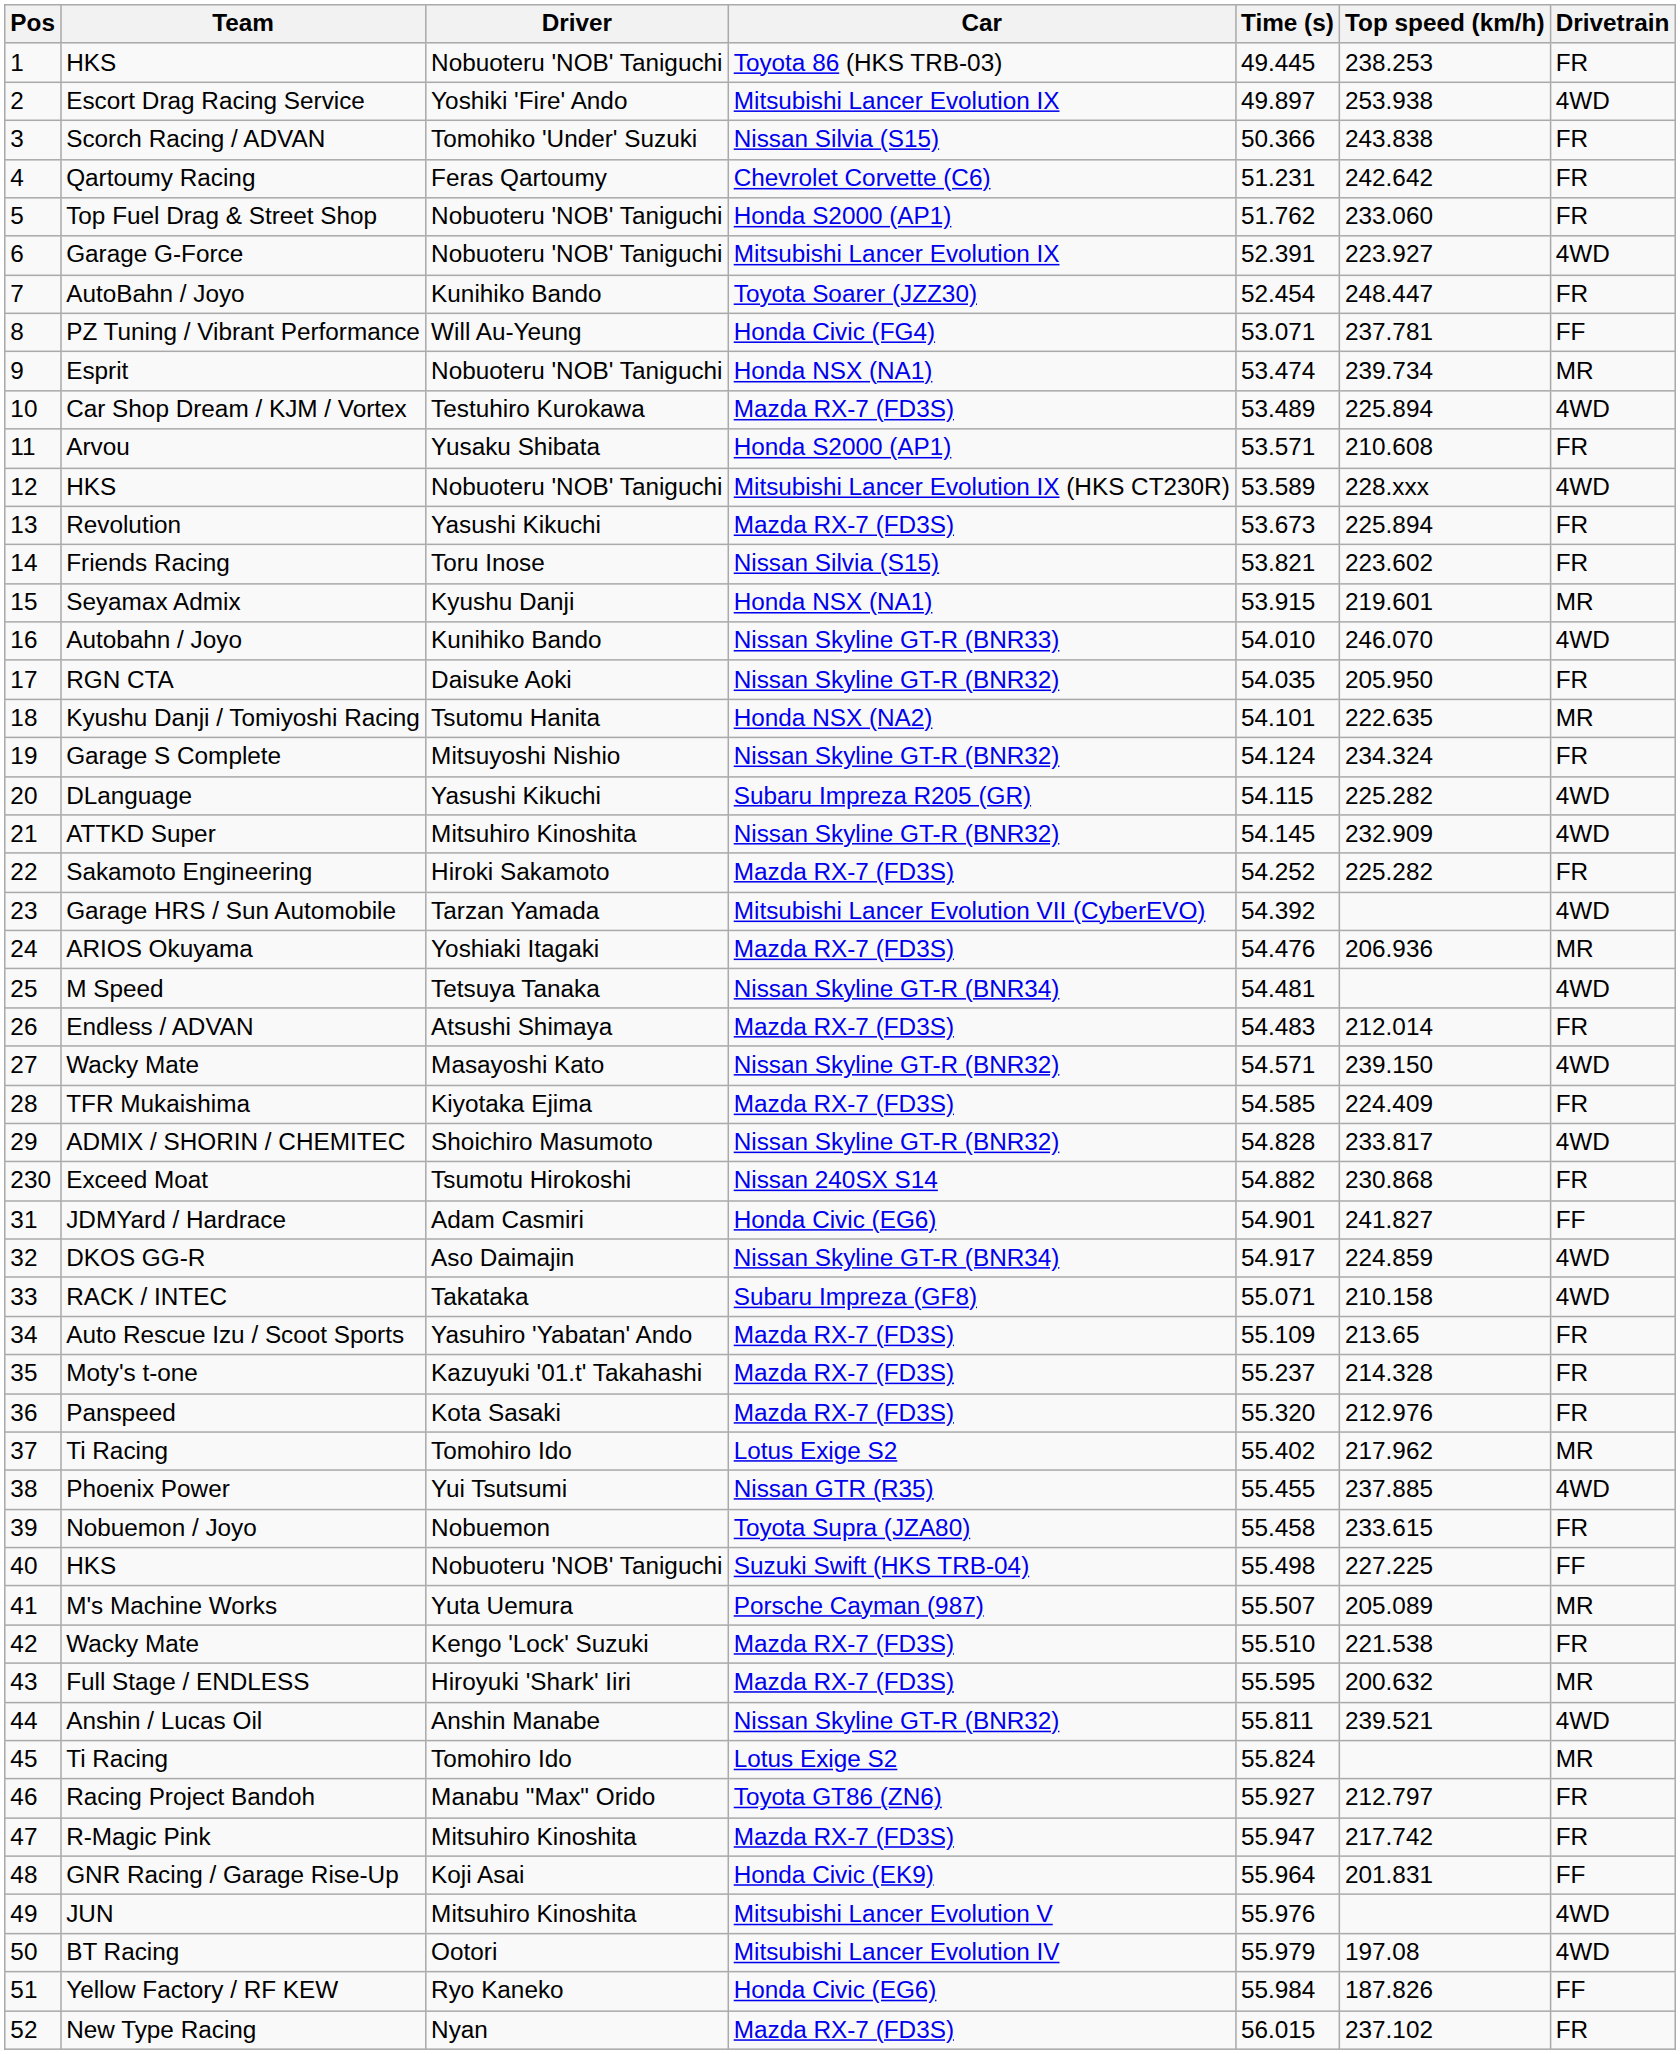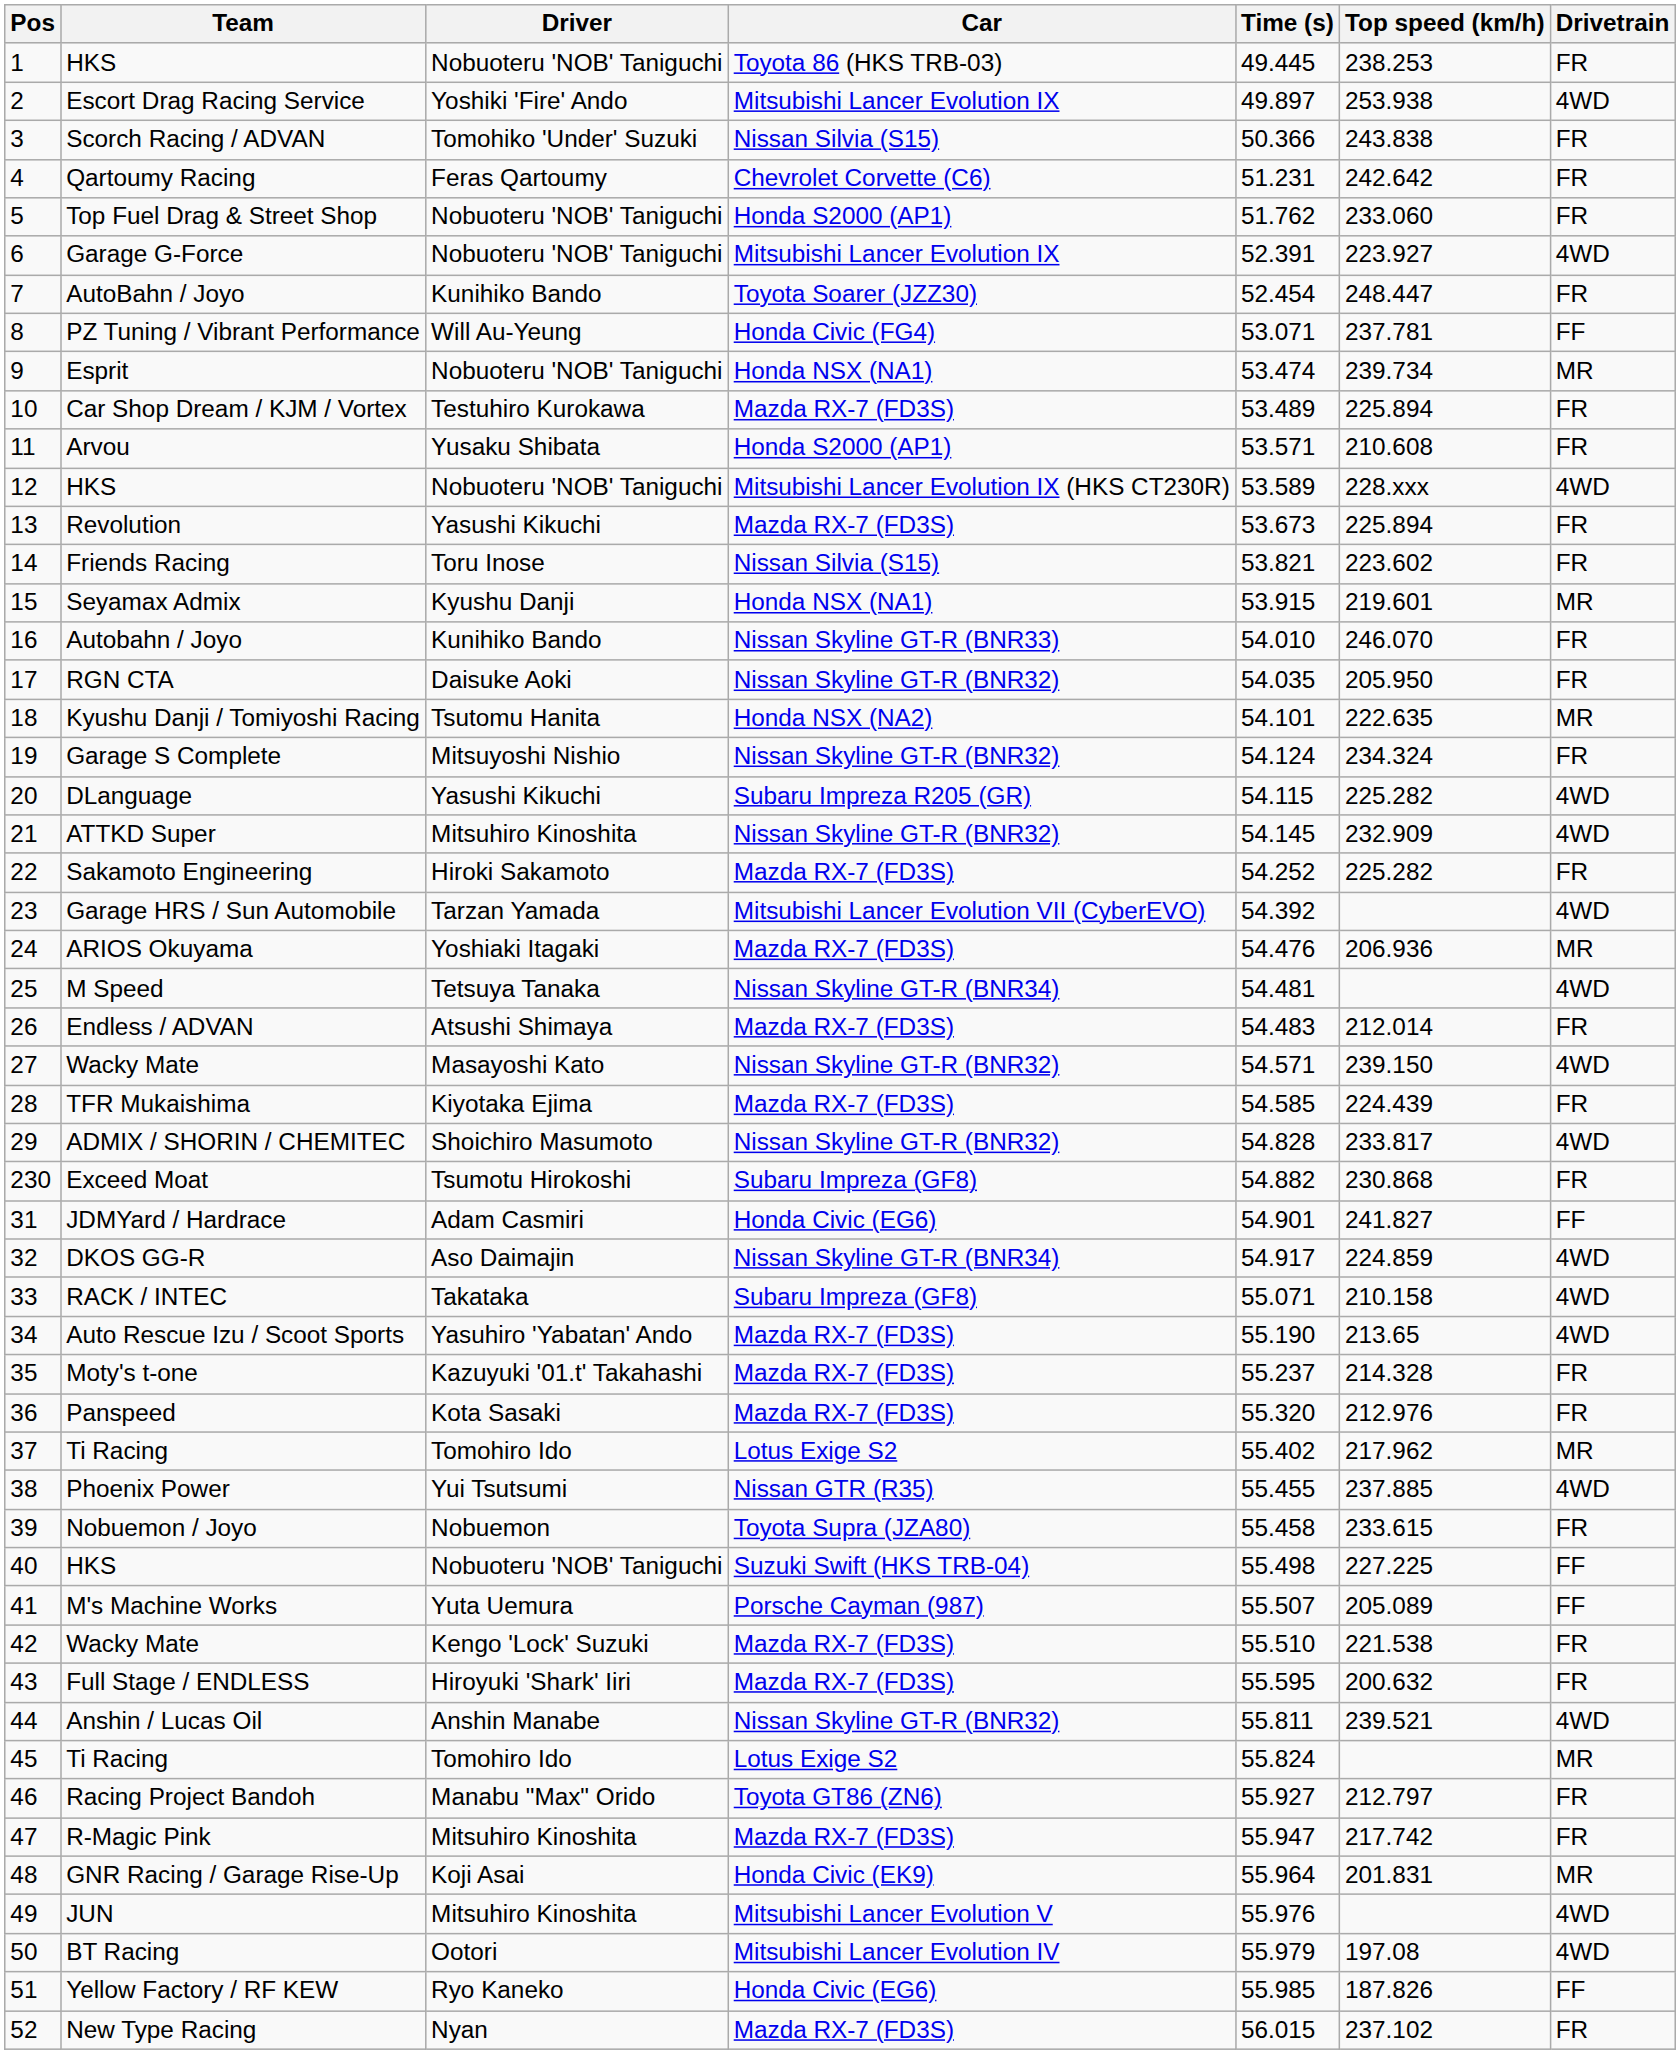(1583, 409) 4WD -> (1572, 409) FR
(1583, 640) 4WD -> (1572, 640) FR
(1389, 1103) 224.409 -> (1389, 1103) 224.439
(836, 1180) Nissan 240SX S14 -> (855, 1180) Subaru Impreza (GF8)
(1278, 1335) 55.109 -> (1278, 1335) 55.190
(1572, 1335) FR -> (1583, 1335) 4WD
(1575, 1605) MR -> (1571, 1605) FF
(1575, 1682) MR -> (1572, 1682) FR
(1571, 1875) FF -> (1575, 1875) MR
(1278, 1990) 55.984 -> (1278, 1990) 55.985
